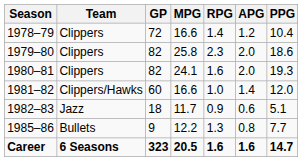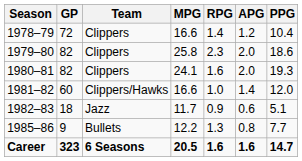columns swapped: (101, 14) <-> (158, 14)
